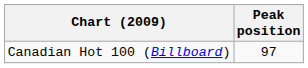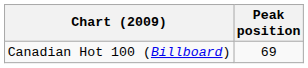(269, 52) 97 -> (269, 52) 69
